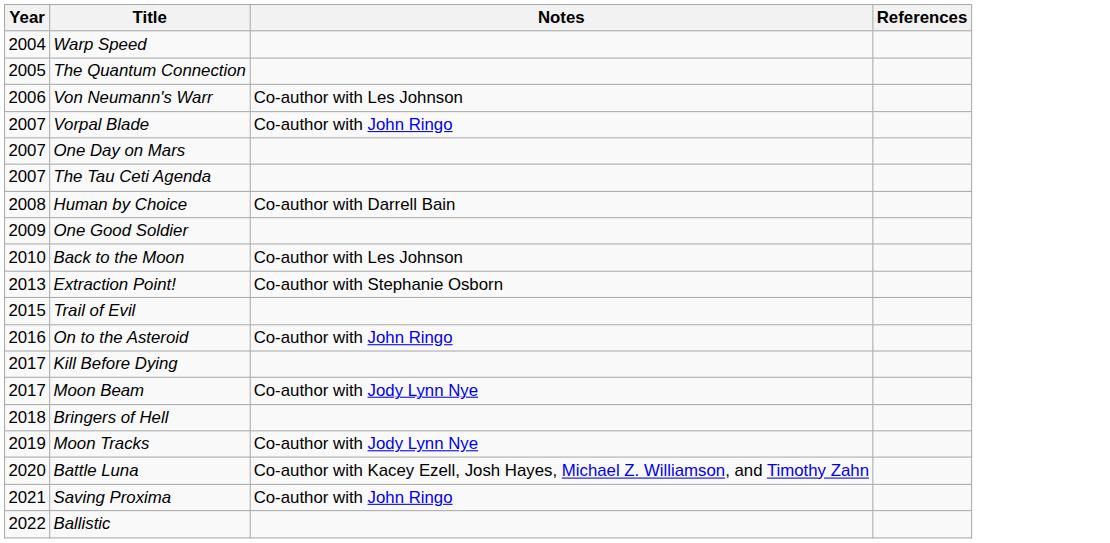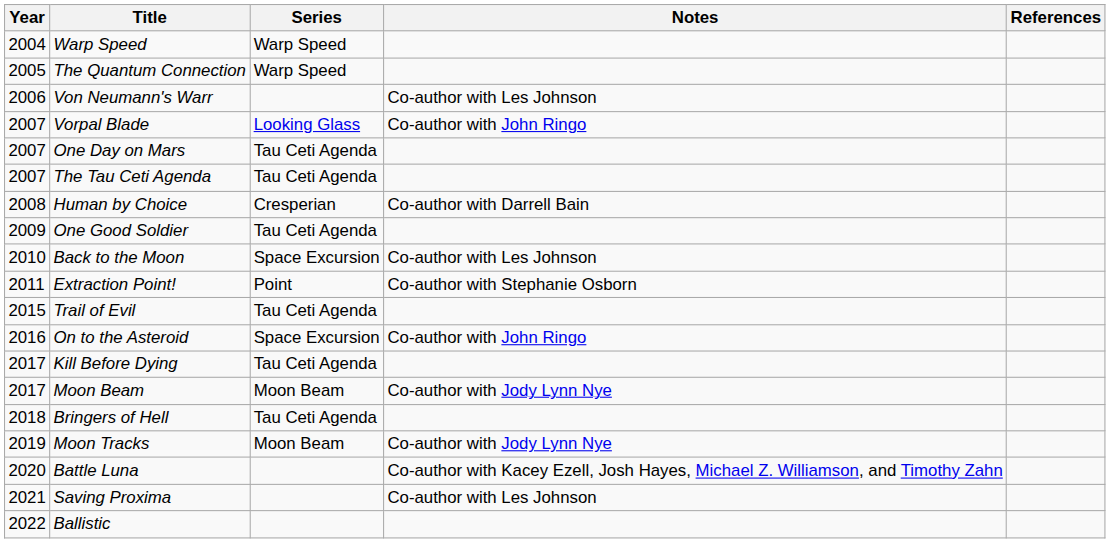+ column: (317, 17)
(27, 284) 2013 -> (26, 284) 2011
(353, 497) Co-author with John Ringo -> (492, 497) Co-author with Les Johnson
